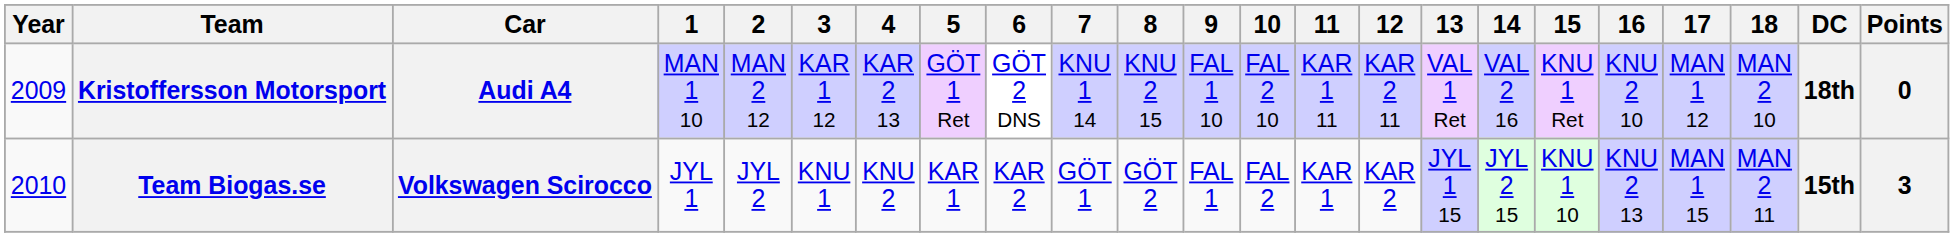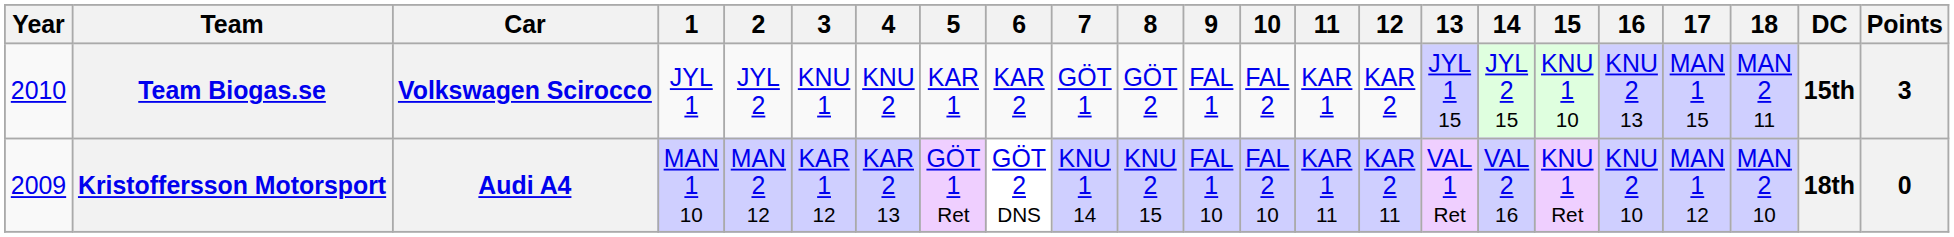rows swapped: (232, 91) <-> (232, 185)
